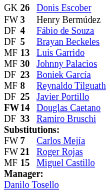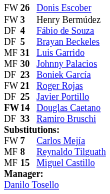(11, 8) GK -> (11, 8) FW
(25, 52) 13 -> (25, 52) 31
rows swapped: (71, 86) <-> (60, 152)
